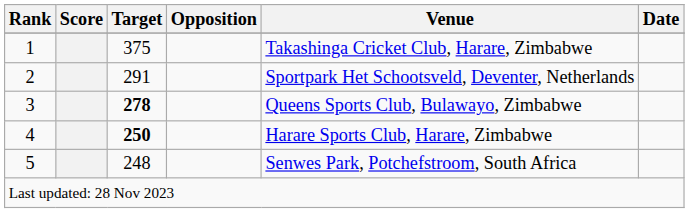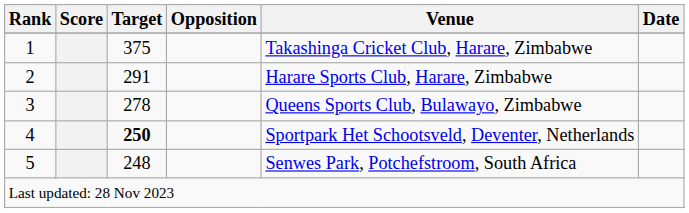(450, 76) Sportpark Het Schootsveld, Deventer, Netherlands -> (409, 76) Harare Sports Club, Harare, Zimbabwe
(137, 105) bold -> (137, 105) normal
(409, 134) Harare Sports Club, Harare, Zimbabwe -> (450, 134) Sportpark Het Schootsveld, Deventer, Netherlands
